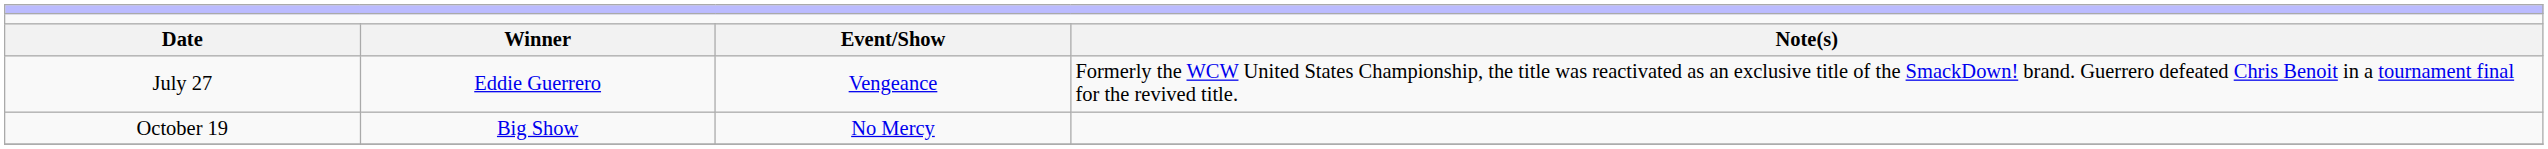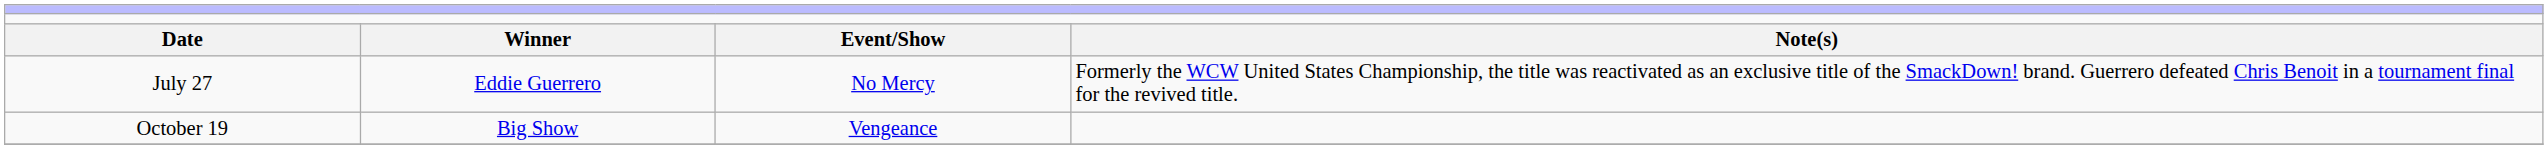(893, 83) Vengeance -> (893, 83) No Mercy
(893, 127) No Mercy -> (893, 127) Vengeance
